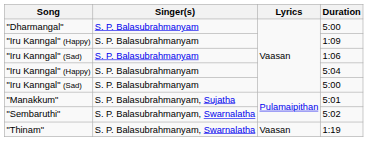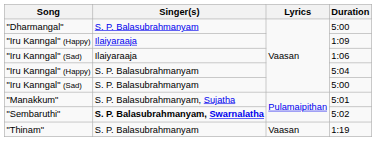(147, 41) S. P. Balasubrahmanyam -> (116, 41) Ilaiyaraaja
(147, 56) S. P. Balasubrahmanyam -> (116, 56) Ilaiyaraaja
(175, 115) normal -> (179, 115) bold
(175, 129) S. P. Balasubrahmanyam, Swarnalatha -> (147, 129) S. P. Balasubrahmanyam
